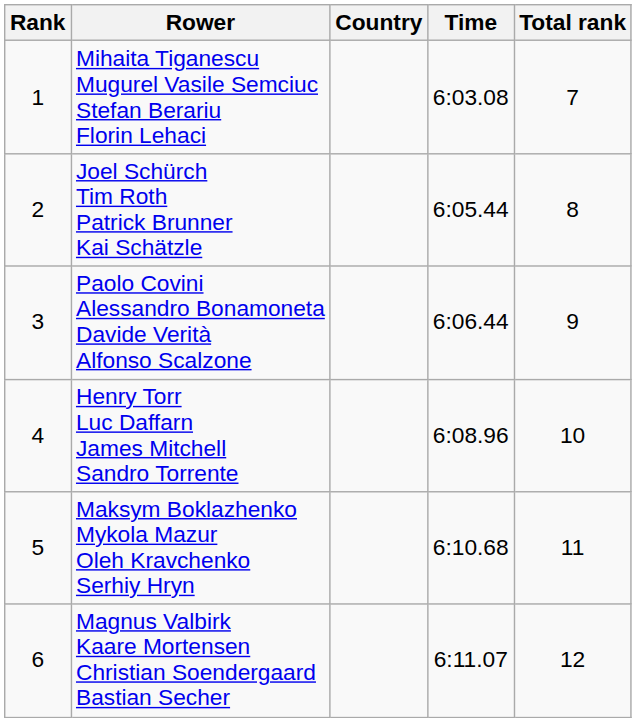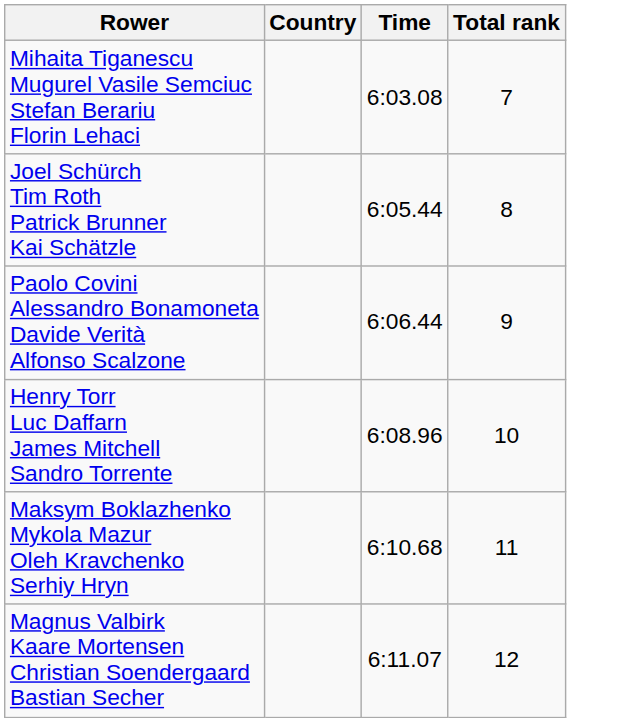- column: (38, 22)
